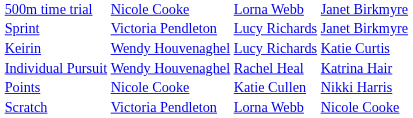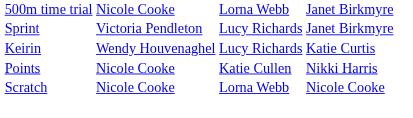- row: (56, 68)
(164, 107) Victoria Pendleton -> (135, 87) Nicole Cooke
